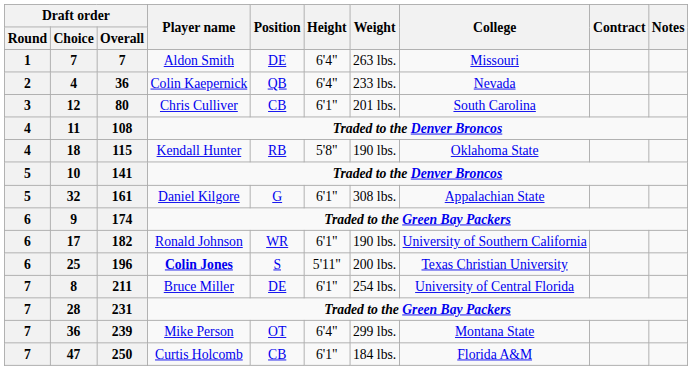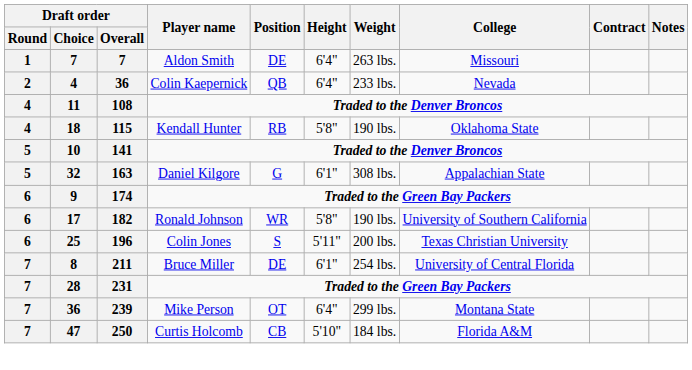- row: (74, 106)
(122, 196) 161 -> (122, 173) 163
(327, 241) 6'1" -> (327, 218) 5'8"
(199, 264) bold -> (199, 241) normal
(327, 354) 6'1" -> (327, 331) 5'10"
